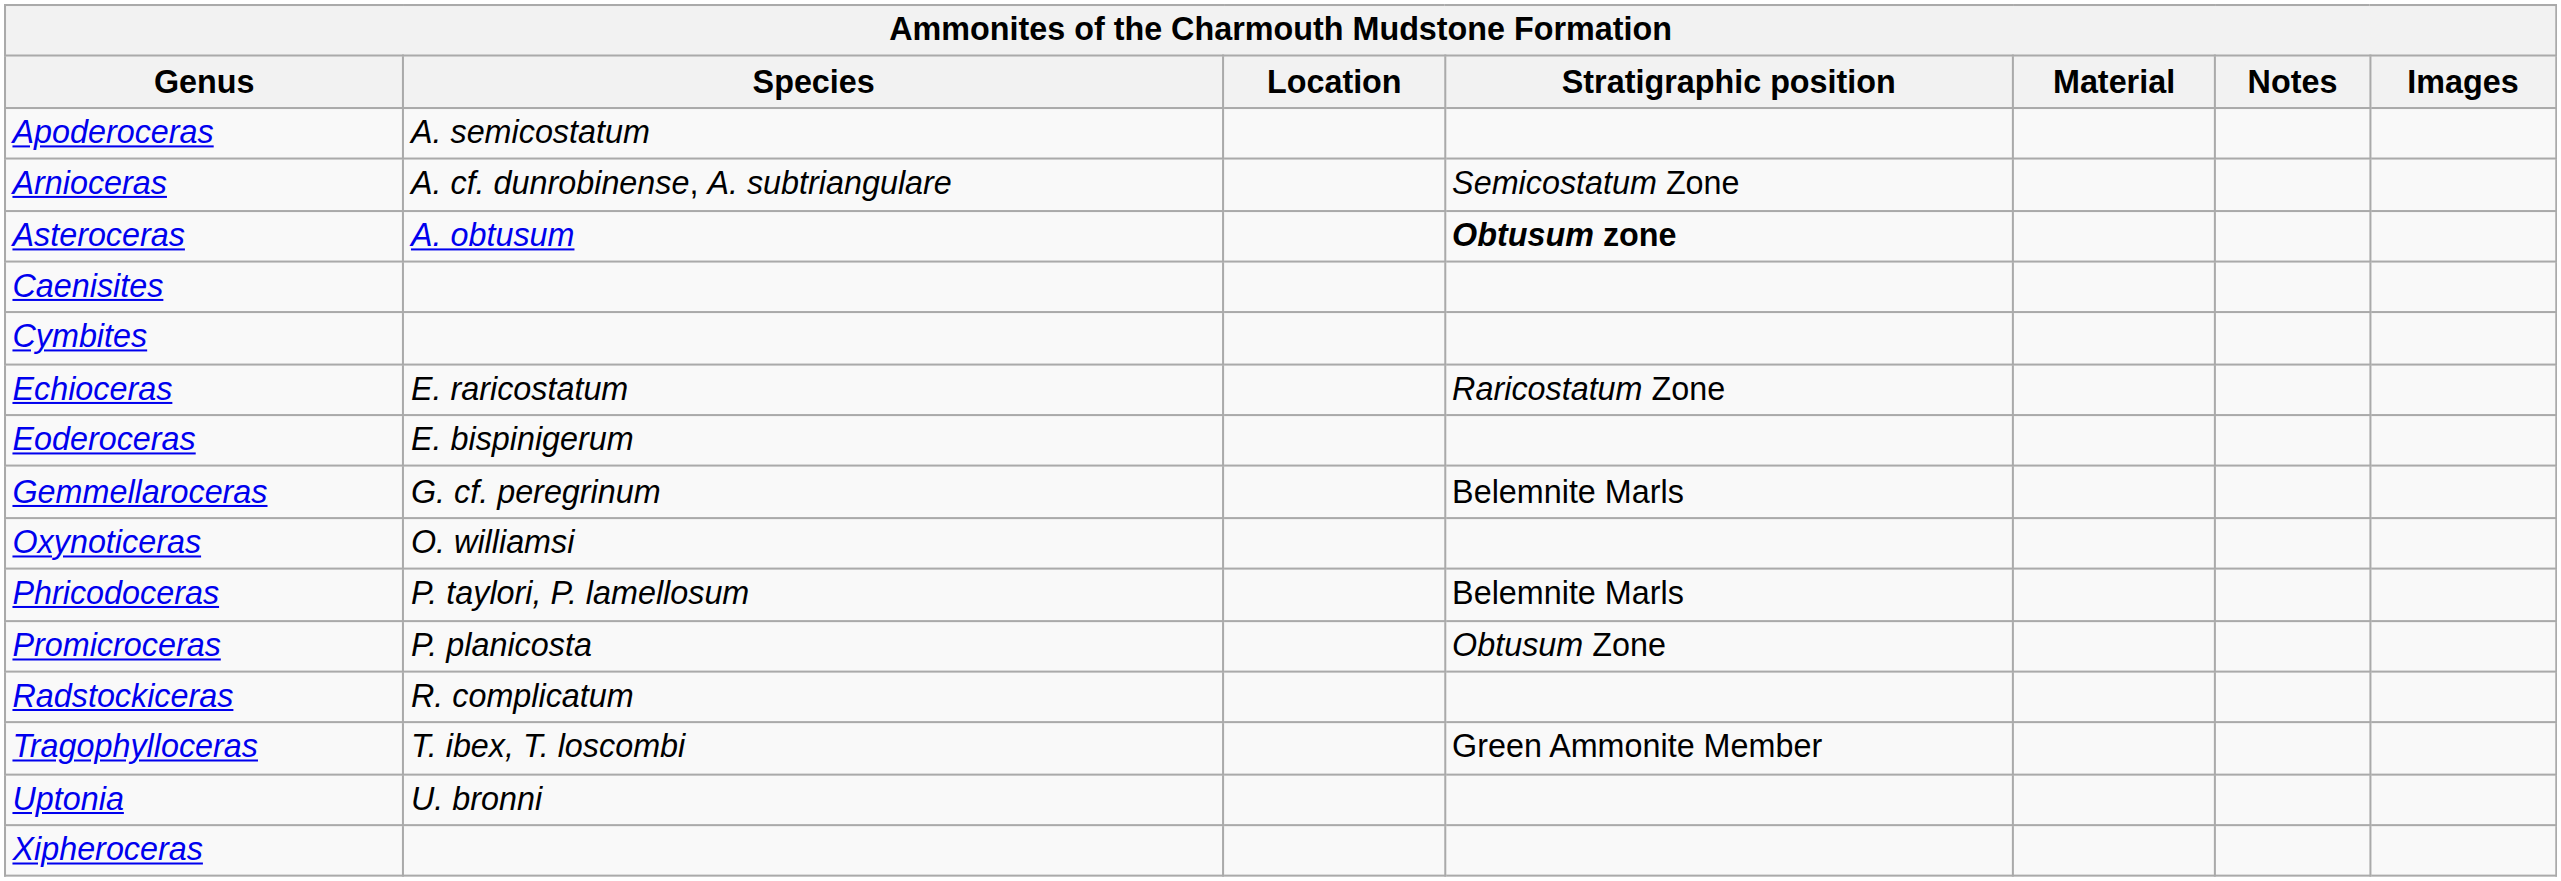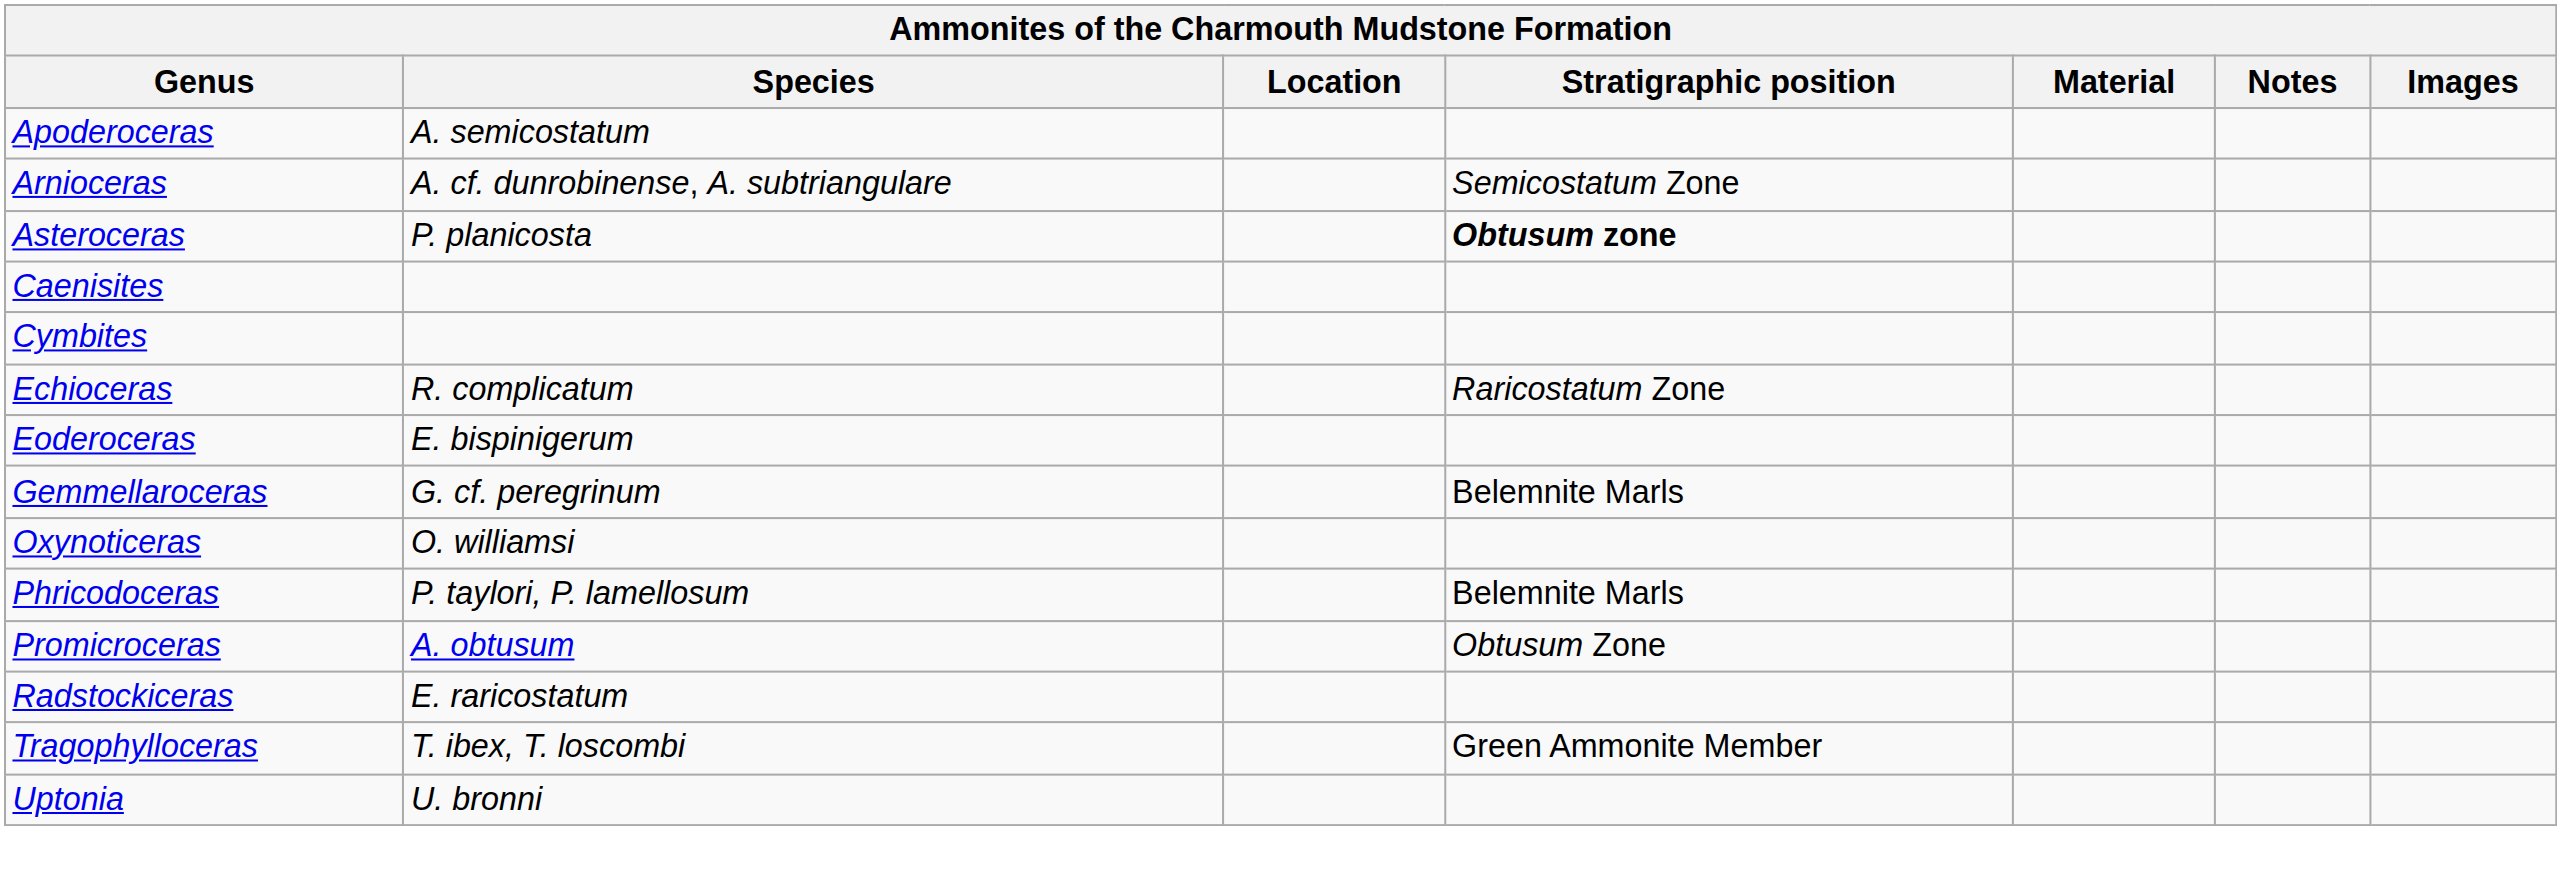(493, 235) A. obtusum -> (501, 235) P. planicosta
(520, 388) E. raricostatum -> (522, 388) R. complicatum
(501, 645) P. planicosta -> (493, 645) A. obtusum
(522, 696) R. complicatum -> (520, 696) E. raricostatum
- row: (108, 850)
